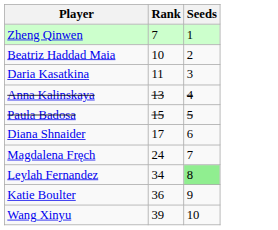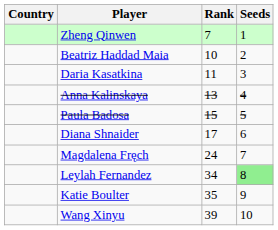+ column: (31, 14)
(158, 194) 36 -> (211, 194) 35
